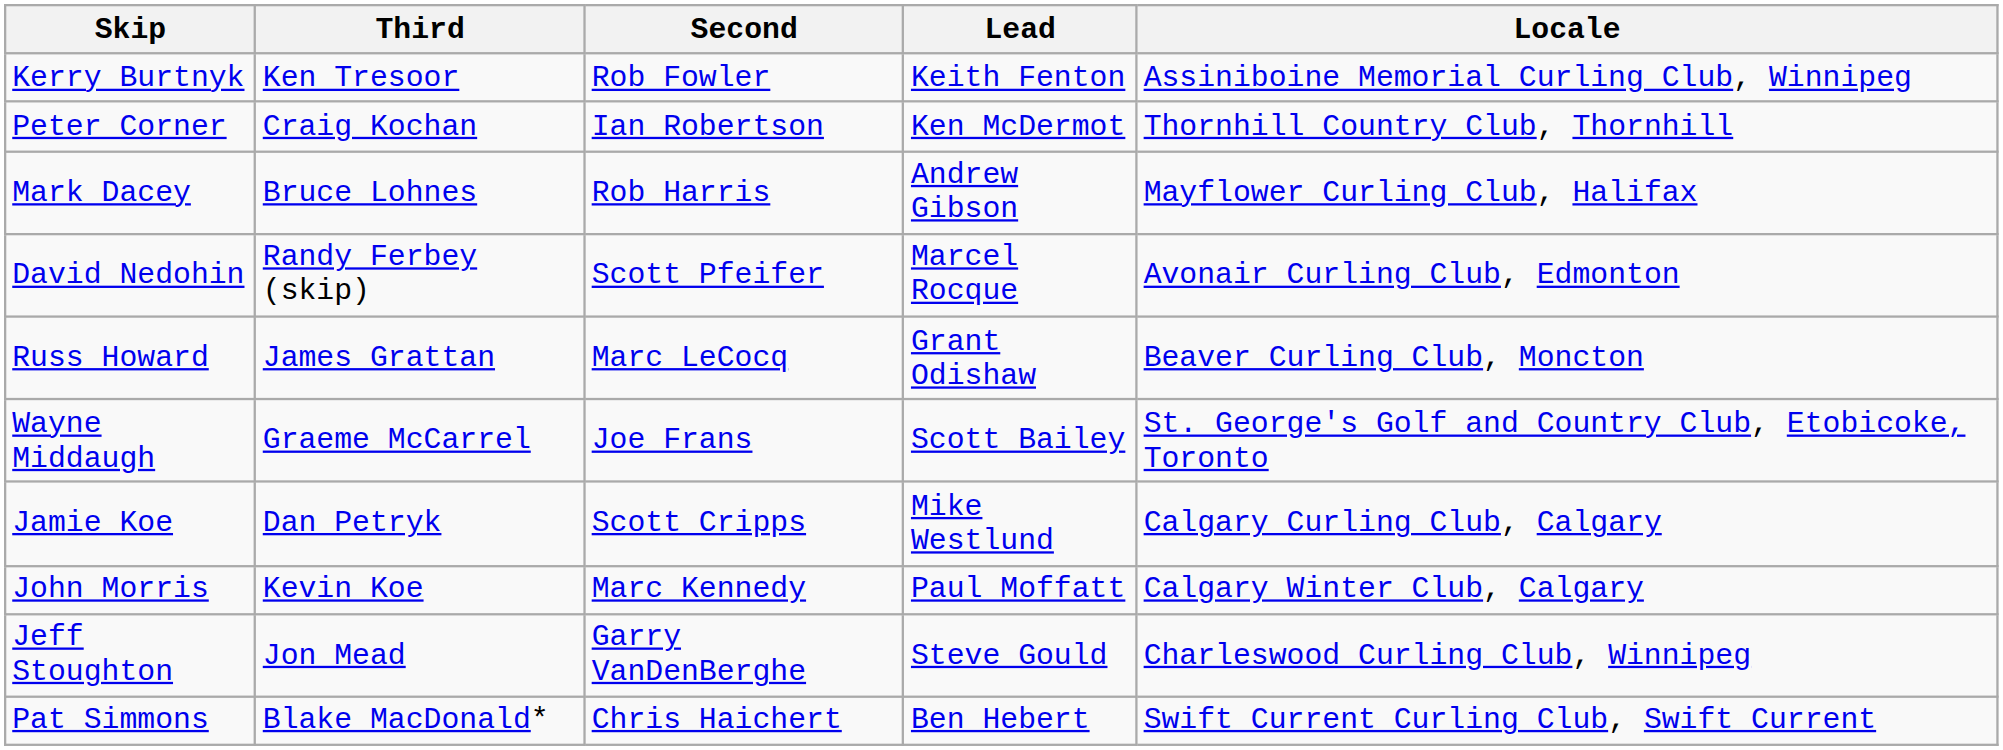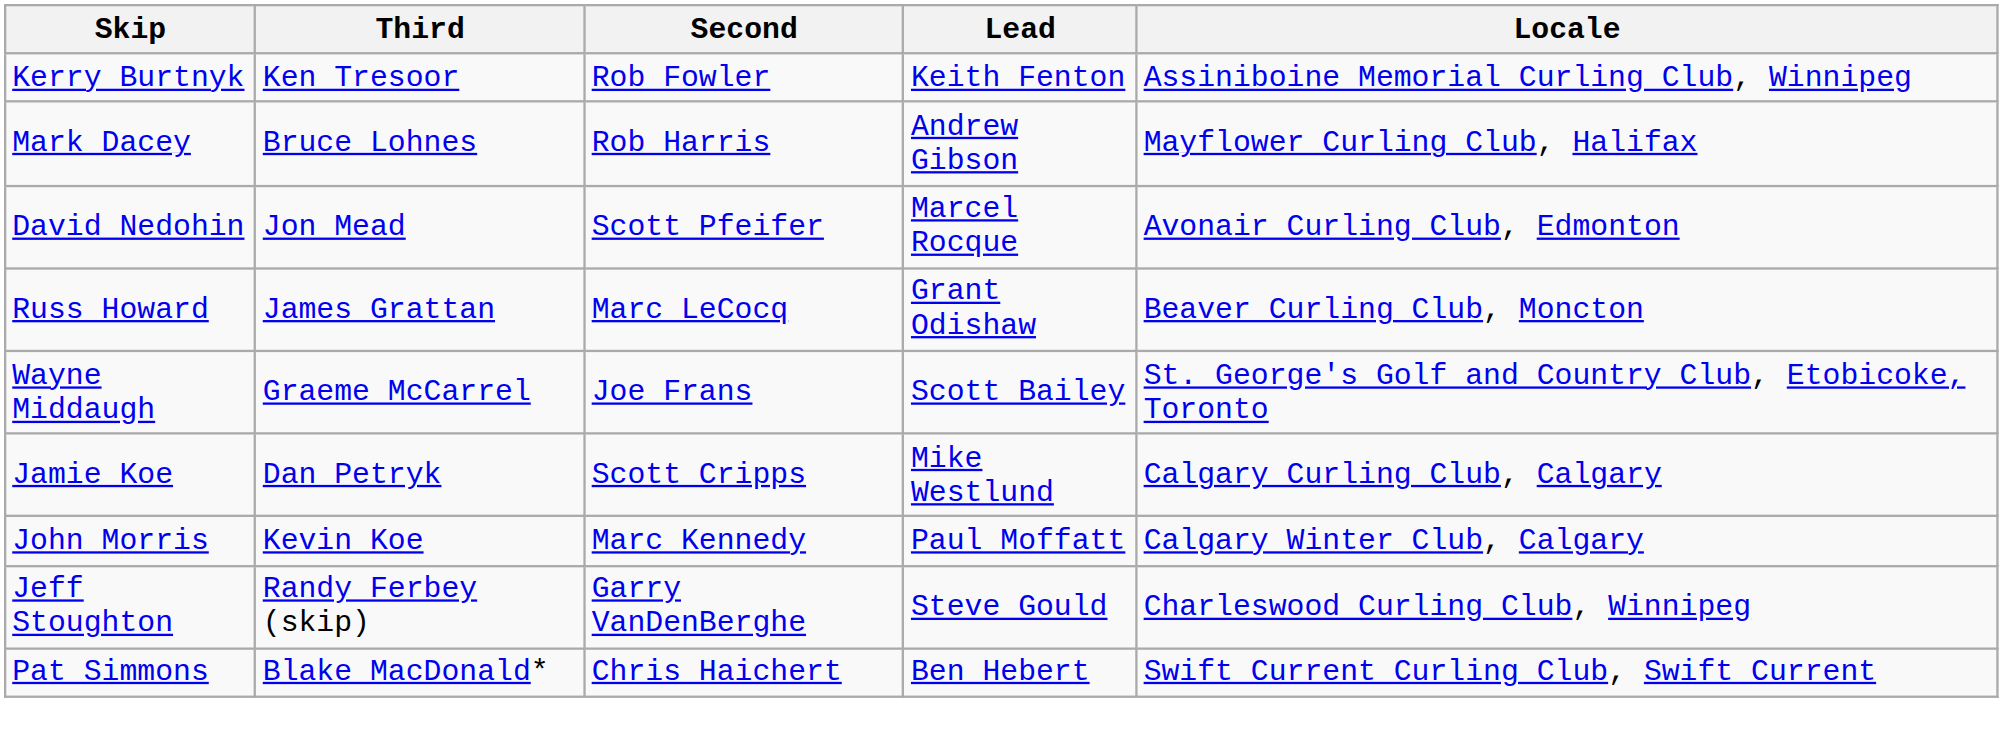- row: (119, 126)
(370, 275) Randy Ferbey (skip) -> (334, 226) Jon Mead
(334, 655) Jon Mead -> (370, 606) Randy Ferbey (skip)
